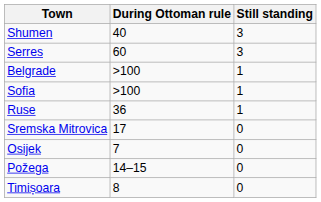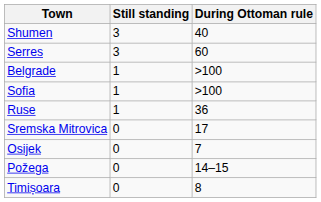columns swapped: (172, 14) <-> (275, 14)
